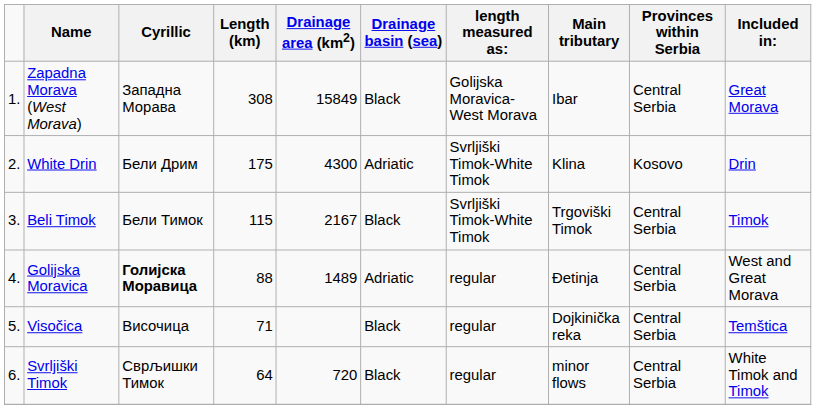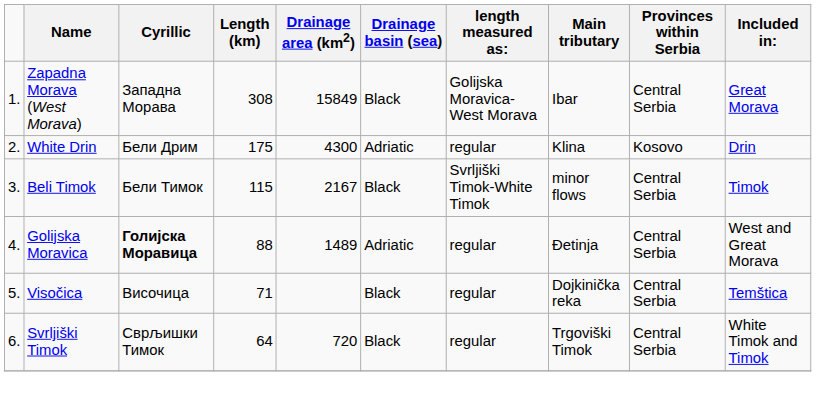(491, 163) Svrljiški Timok-White Timok -> (473, 147) regular
(582, 221) Trgoviški Timok -> (571, 187) minor flows
(571, 375) minor flows -> (582, 342) Trgoviški Timok
